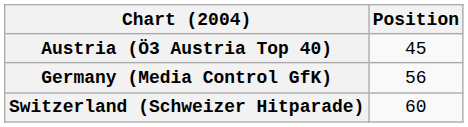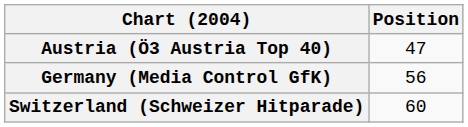(416, 49) 45 -> (416, 49) 47
